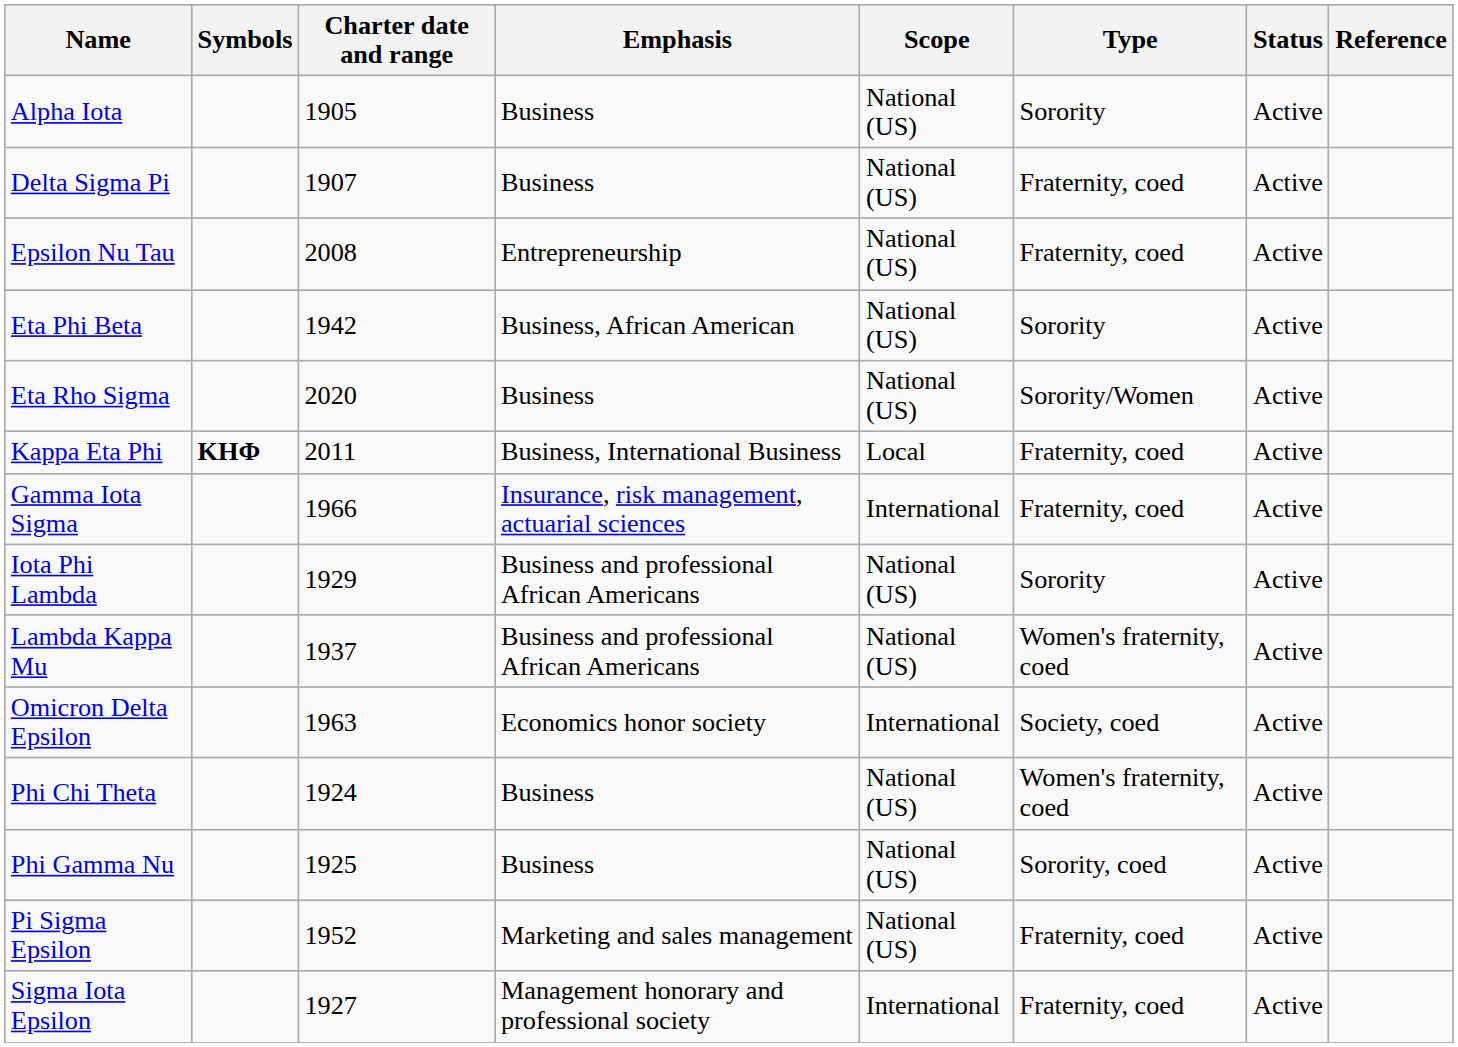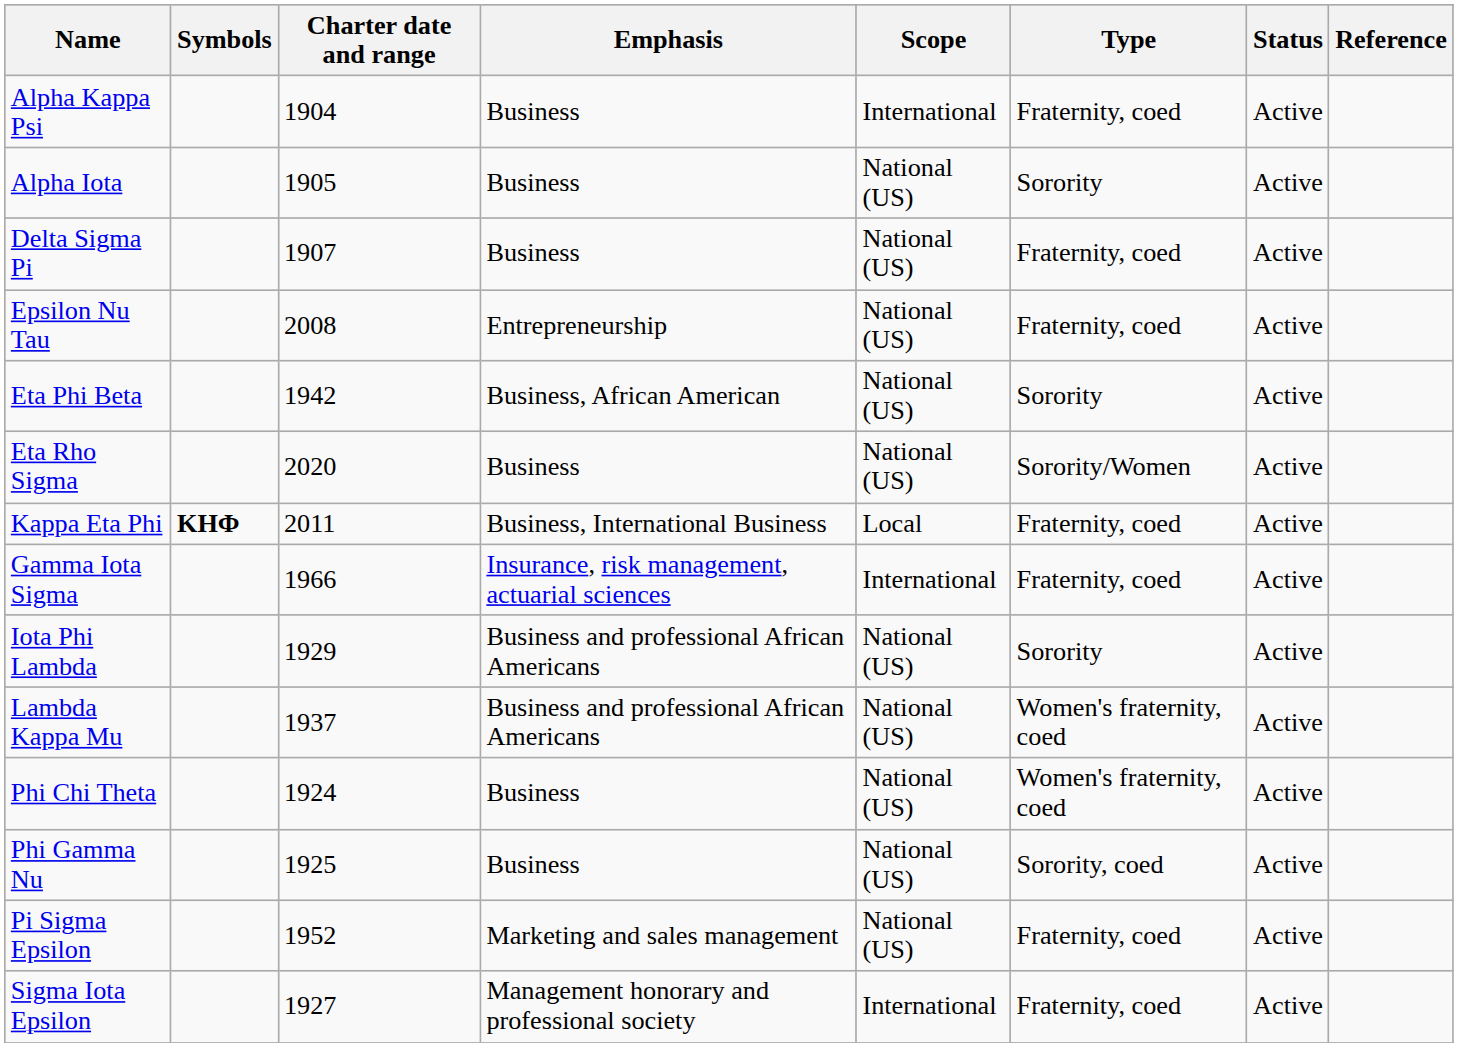+ row: (80, 111)
- row: (89, 721)
